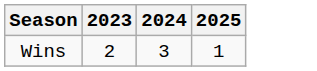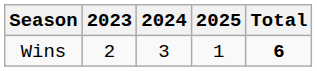+ column: (279, 20)
